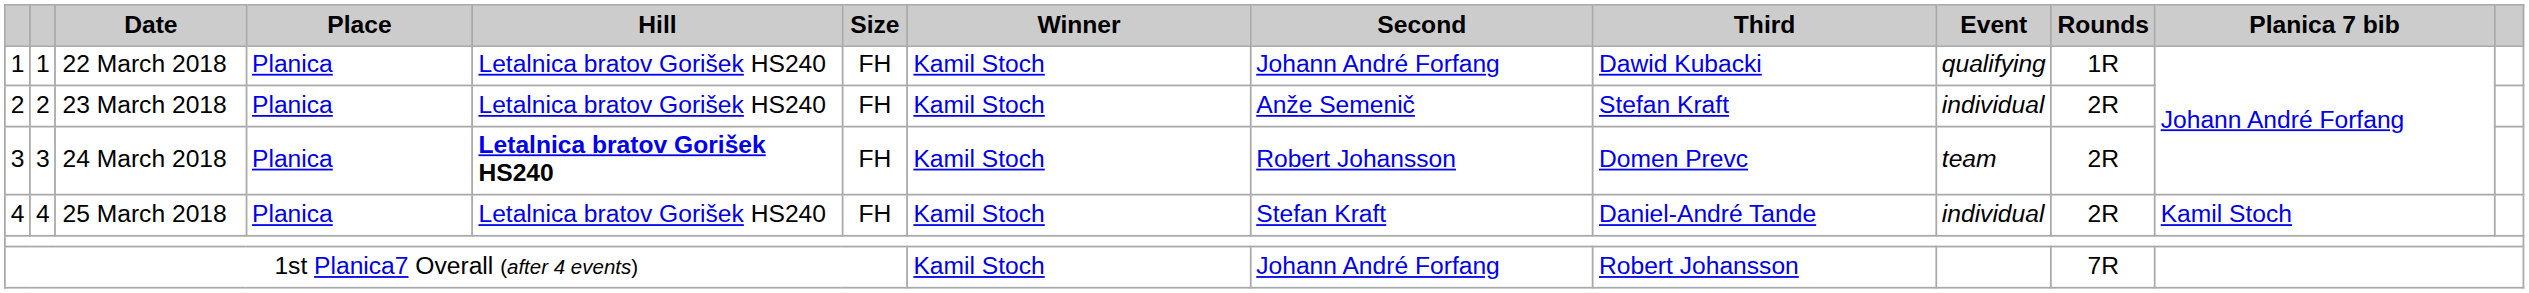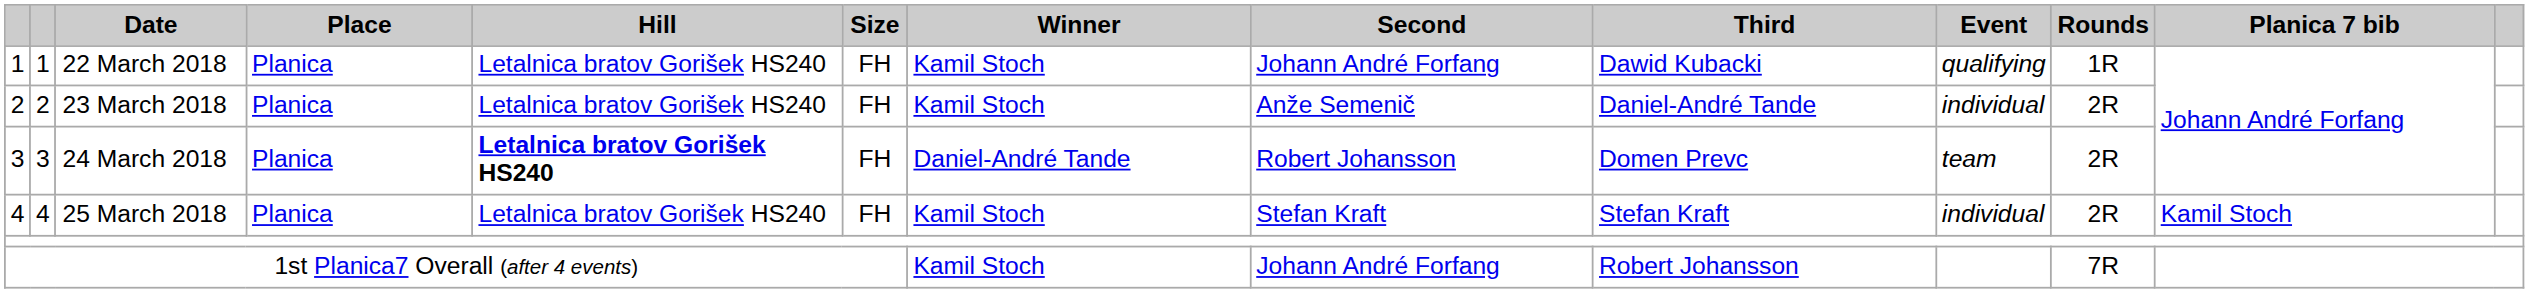(1664, 104) Stefan Kraft -> (1708, 104) Daniel-André Tande
(979, 159) Kamil Stoch -> (1022, 159) Daniel-André Tande
(1708, 214) Daniel-André Tande -> (1664, 214) Stefan Kraft
